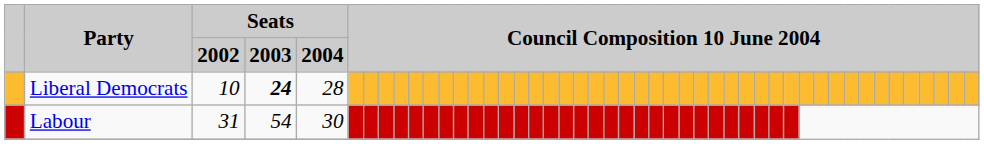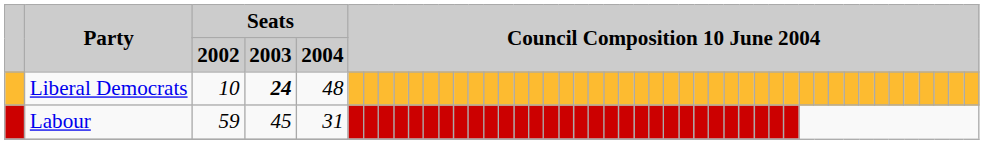(333, 88) 28 -> (333, 88) 48
(229, 121) 31 -> (229, 121) 59
(281, 121) 54 -> (281, 121) 45
(333, 121) 30 -> (333, 121) 31
